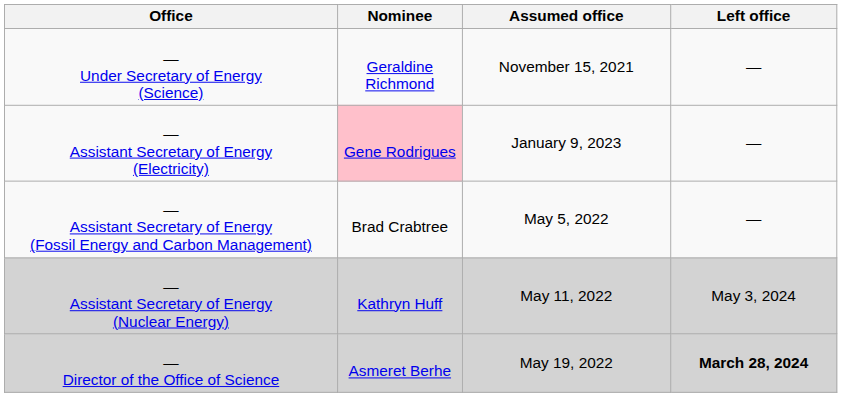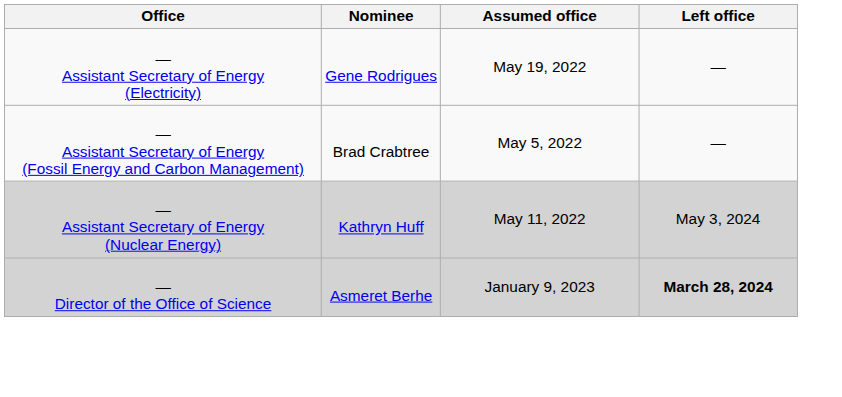- row: (171, 75)
(400, 151) pink background -> (381, 75) no background
(566, 143) January 9, 2023 -> (540, 66) May 19, 2022
(566, 363) May 19, 2022 -> (540, 286) January 9, 2023
